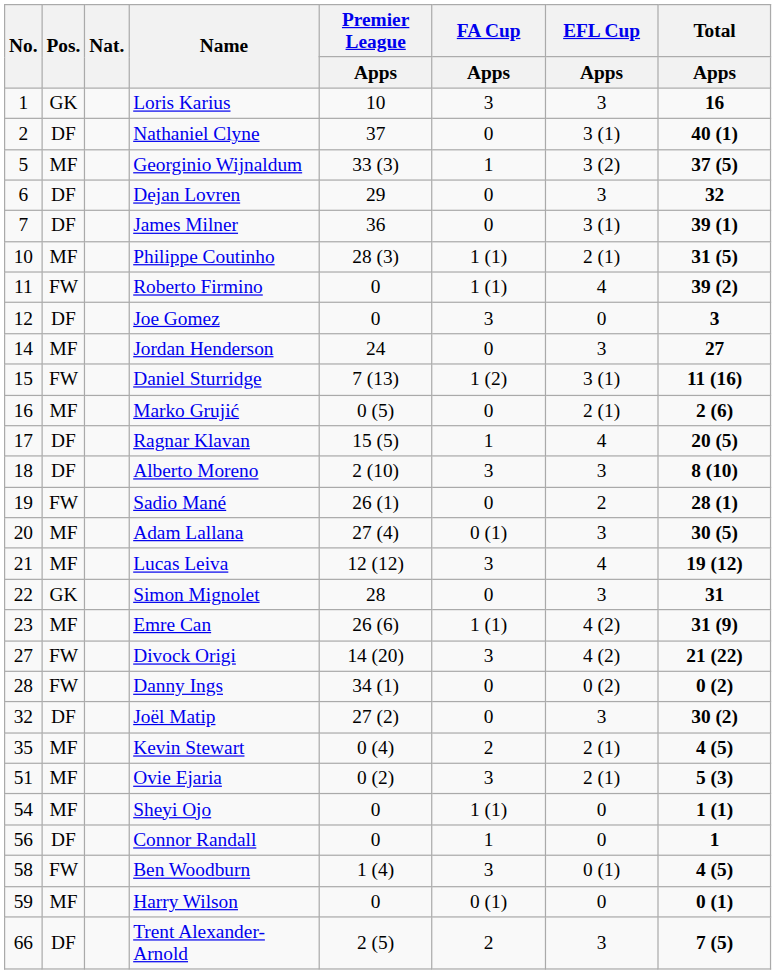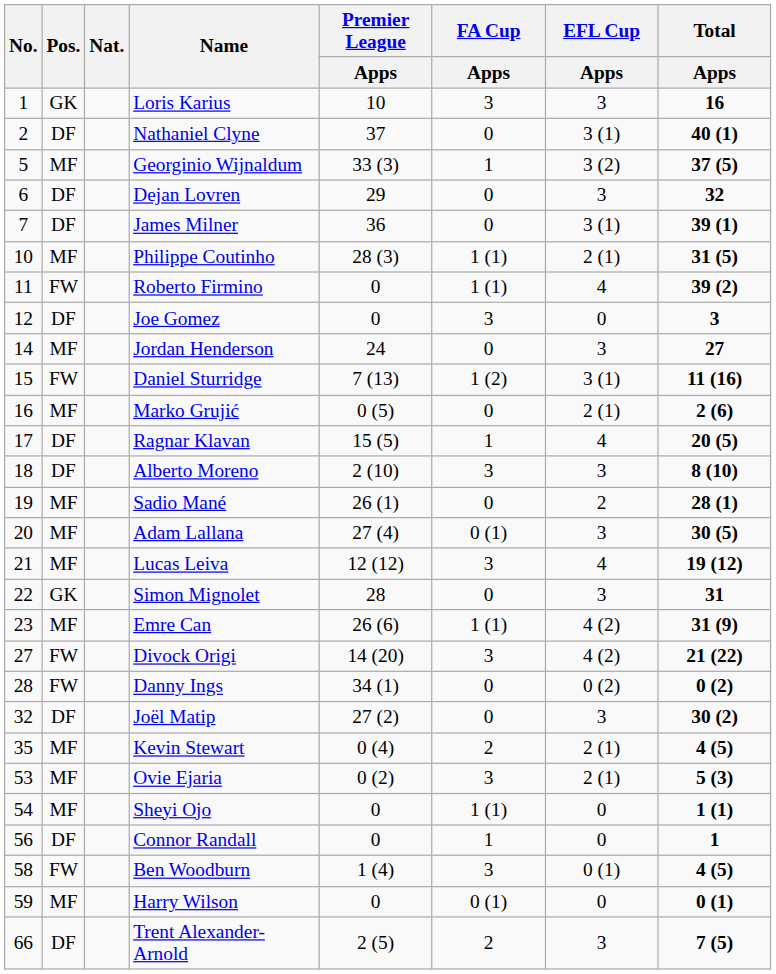(63, 502) FW -> (63, 502) MF
(23, 778) 51 -> (23, 778) 53
